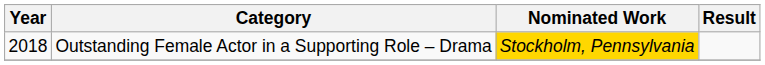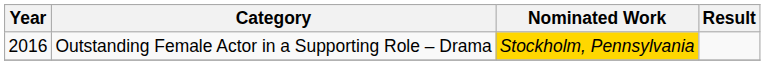(28, 45) 2018 -> (28, 45) 2016
